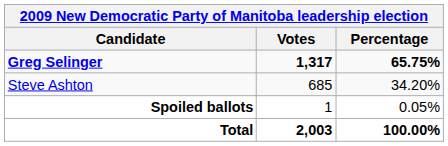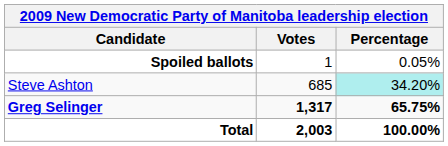rows swapped: (55, 62) <-> (202, 108)
(416, 85) no background -> (416, 85) paleturquoise background
